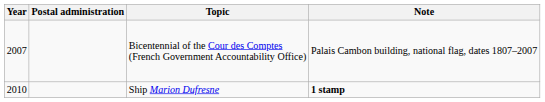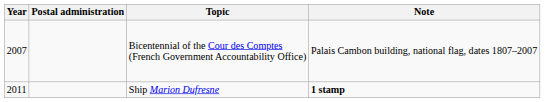(17, 89) 2010 -> (17, 89) 2011
